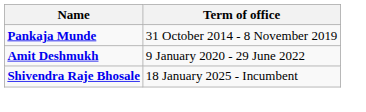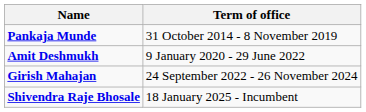+ row: (52, 76)
